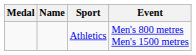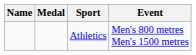columns swapped: (52, 13) <-> (21, 13)
